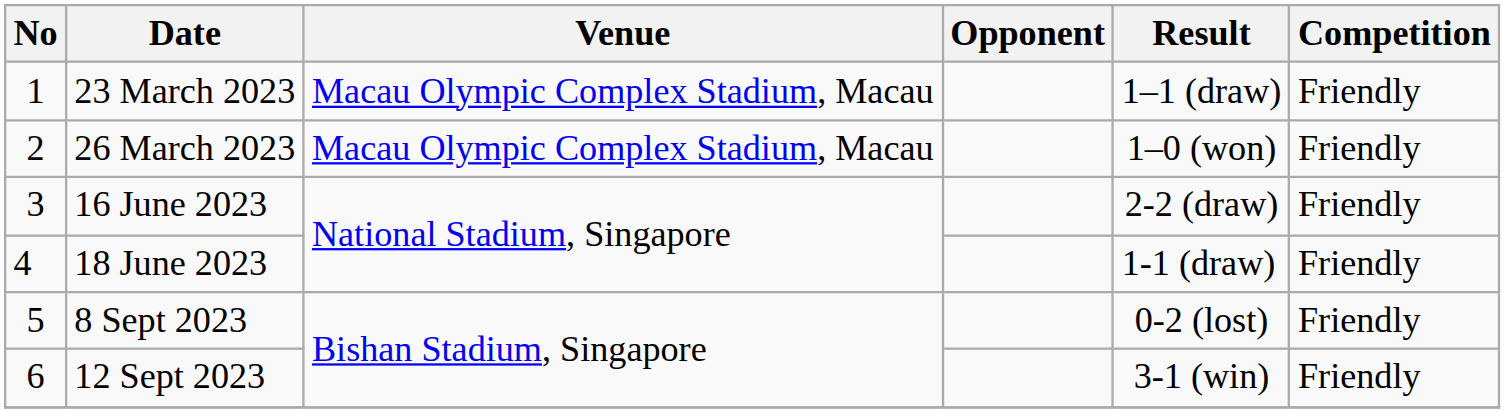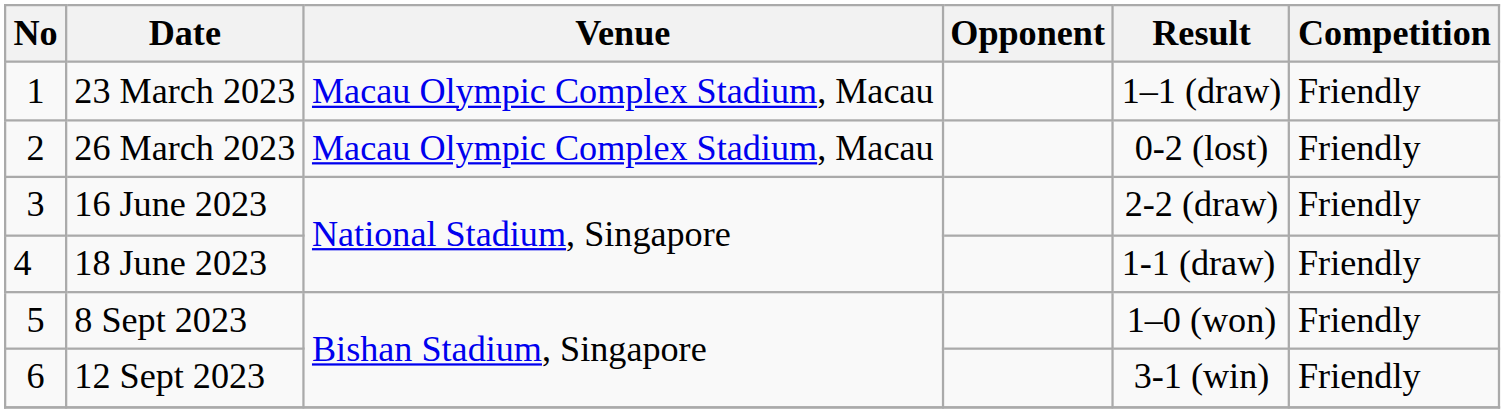(1201, 147) 1–0 (won) -> (1201, 147) 0-2 (lost)
(1201, 319) 0-2 (lost) -> (1201, 319) 1–0 (won)
